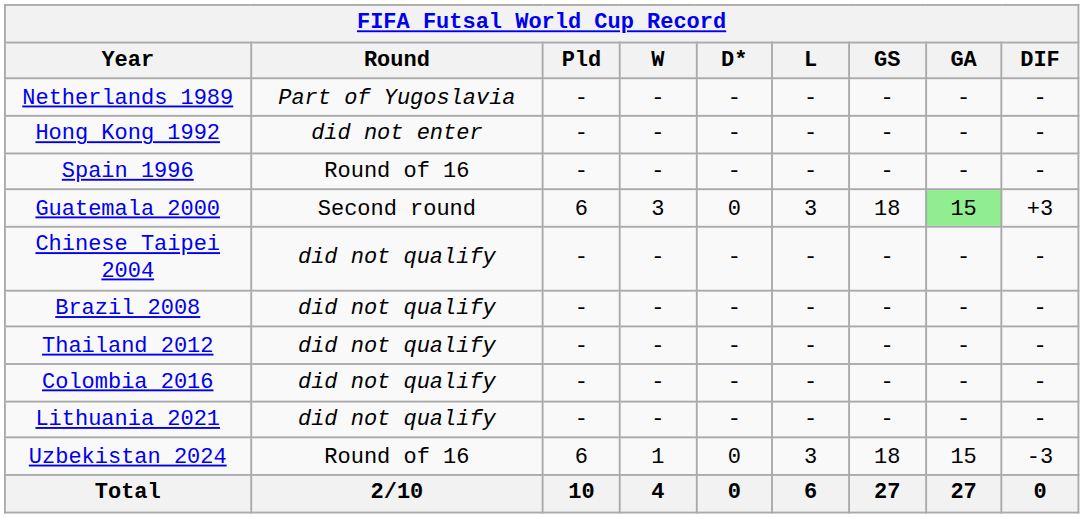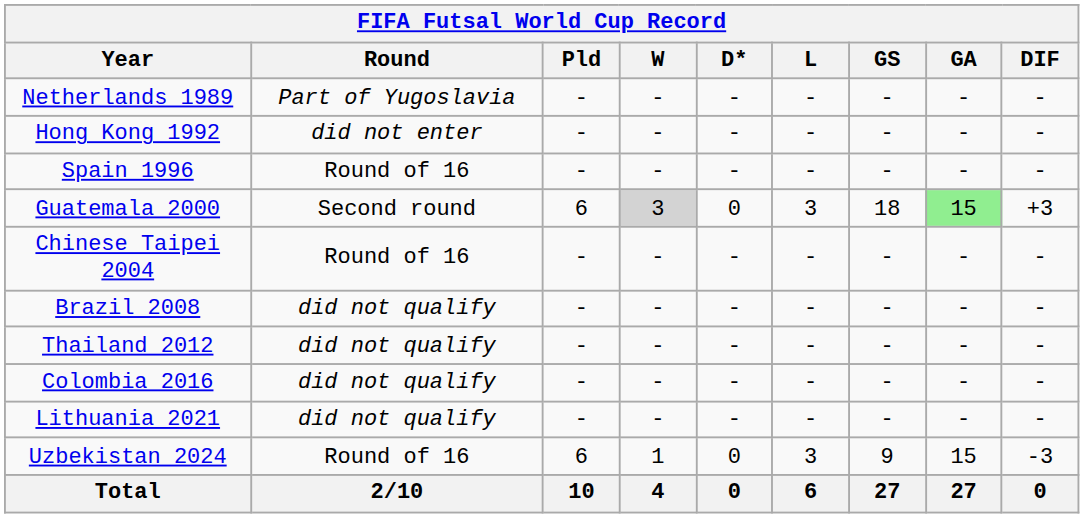(658, 208) no background -> (658, 208) lightgrey background
(397, 258) did not qualify -> (397, 258) Round of 16
(887, 456) 18 -> (887, 456) 9
